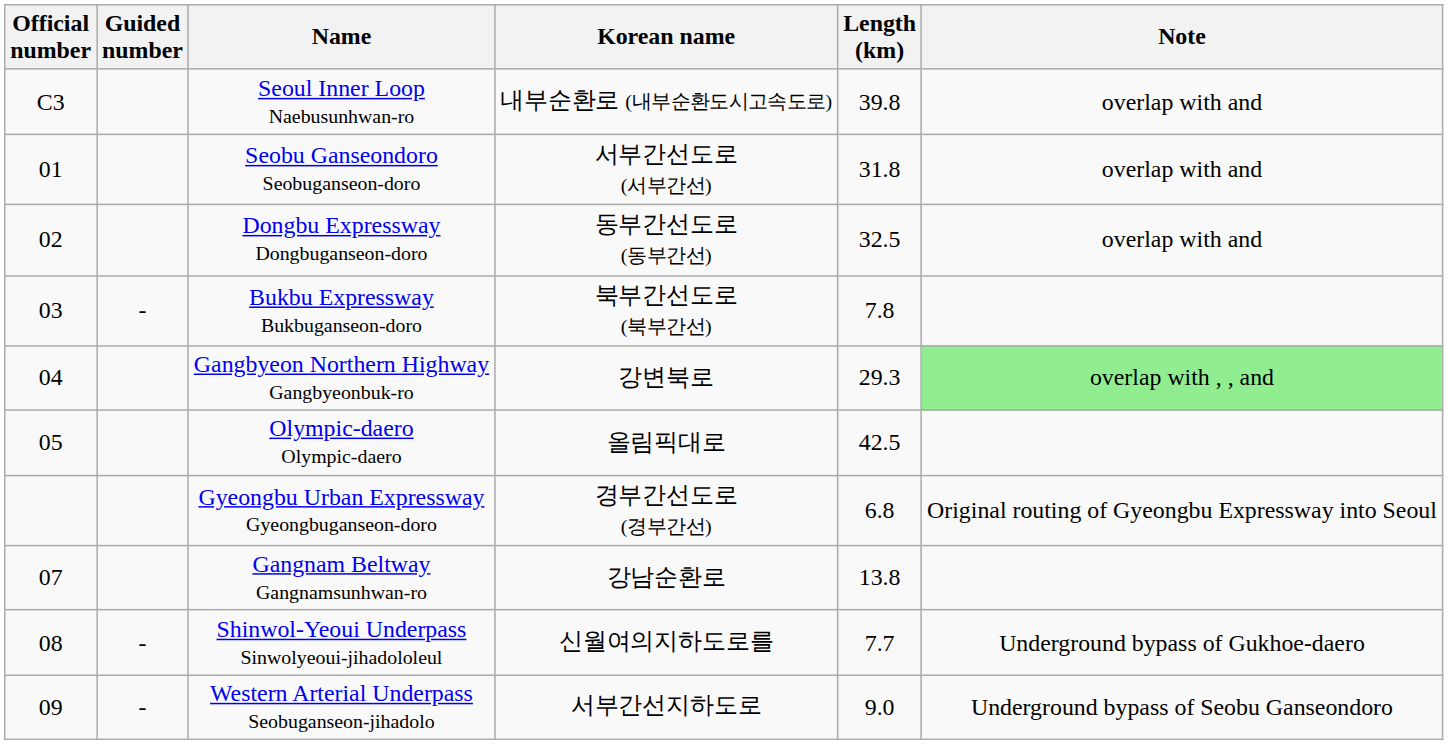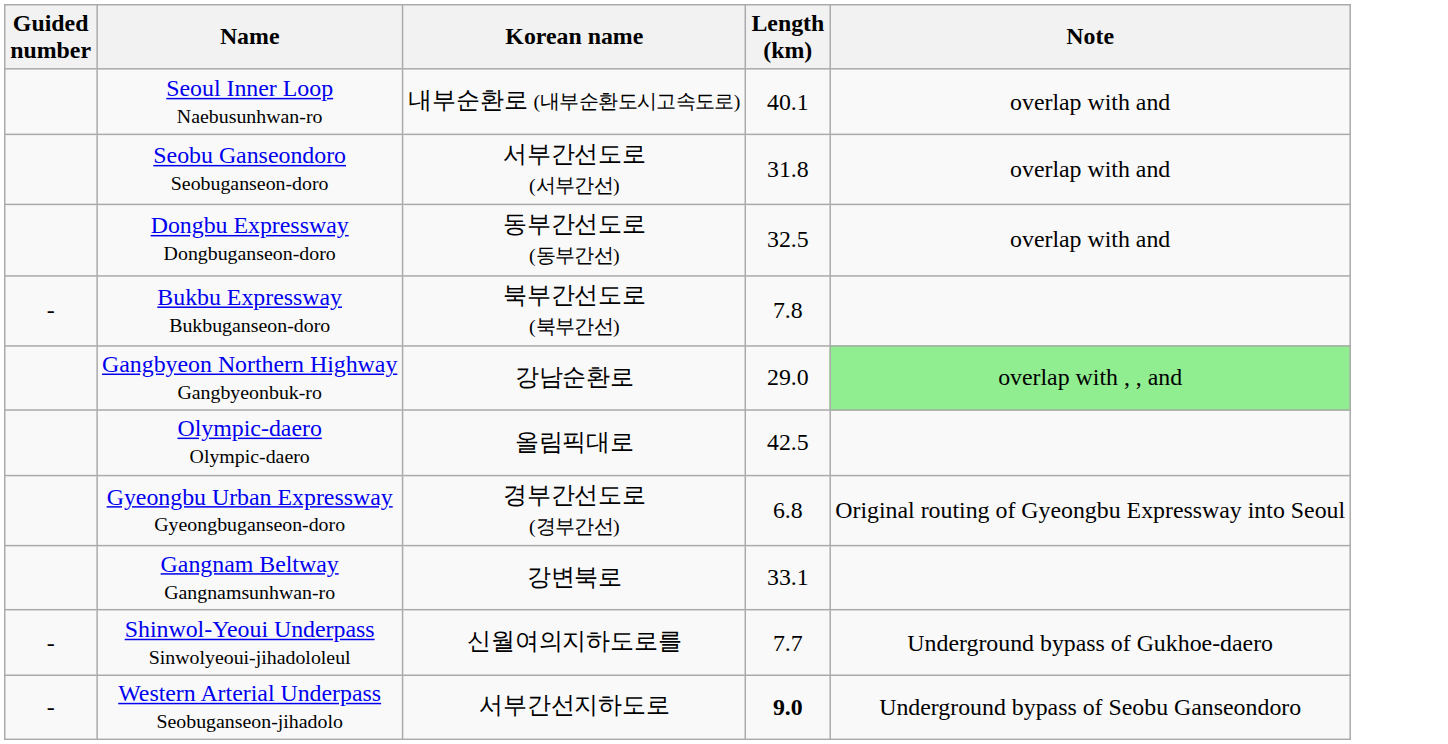- column: (51, 36)
(880, 101) 39.8 -> (788, 101) 40.1
(666, 377) 강변북로 -> (574, 377) 강남순환로
(880, 377) 29.3 -> (788, 377) 29.0
(666, 576) 강남순환로 -> (574, 576) 강변북로
(880, 577) 13.8 -> (788, 577) 33.1
(880, 706) normal -> (788, 706) bold
